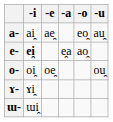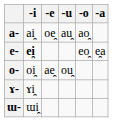columns swapped: (99, 13) <-> (66, 13)
(50, 32) ae̯ -> (50, 32) oe̯
(83, 32) eo̯ -> (84, 32) ao̯
(83, 51) ao̯ -> (84, 51) eo̯
(50, 70) oe̯ -> (50, 70) ae̯
